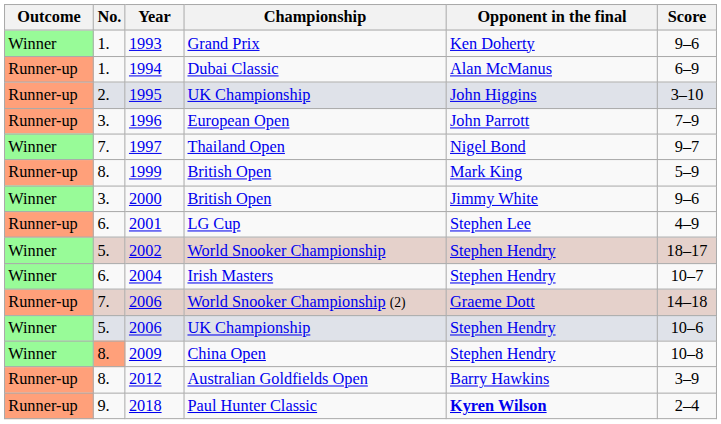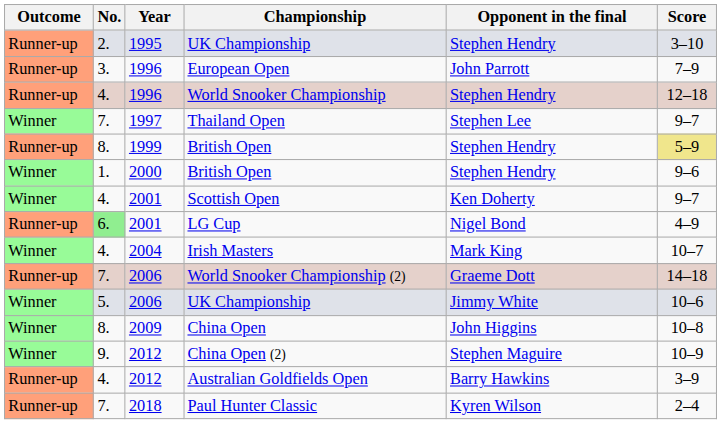- row: (145, 43)
- row: (145, 69)
(493, 95) John Higgins -> (503, 43) Stephen Hendry
+ row: (145, 95)
(488, 146) Nigel Bond -> (491, 120) Stephen Lee
(486, 172) Mark King -> (503, 146) Stephen Hendry
(687, 172) no background -> (687, 146) khaki background
(104, 198) 3. -> (104, 172) 1.
(494, 198) Jimmy White -> (503, 172) Stephen Hendry
+ row: (145, 198)
(104, 224) no background -> (104, 224) lightgreen background
(491, 224) Stephen Lee -> (488, 224) Nigel Bond
- row: (145, 250)
(104, 276) 6. -> (104, 250) 4.
(503, 276) Stephen Hendry -> (486, 250) Mark King
(503, 328) Stephen Hendry -> (494, 302) Jimmy White
(104, 353) lightsalmon background -> (104, 328) no background
(503, 353) Stephen Hendry -> (493, 328) John Higgins
+ row: (145, 353)
(104, 379) 8. -> (104, 379) 4.
(104, 405) 9. -> (104, 405) 7.
(498, 405) bold -> (496, 405) normal
